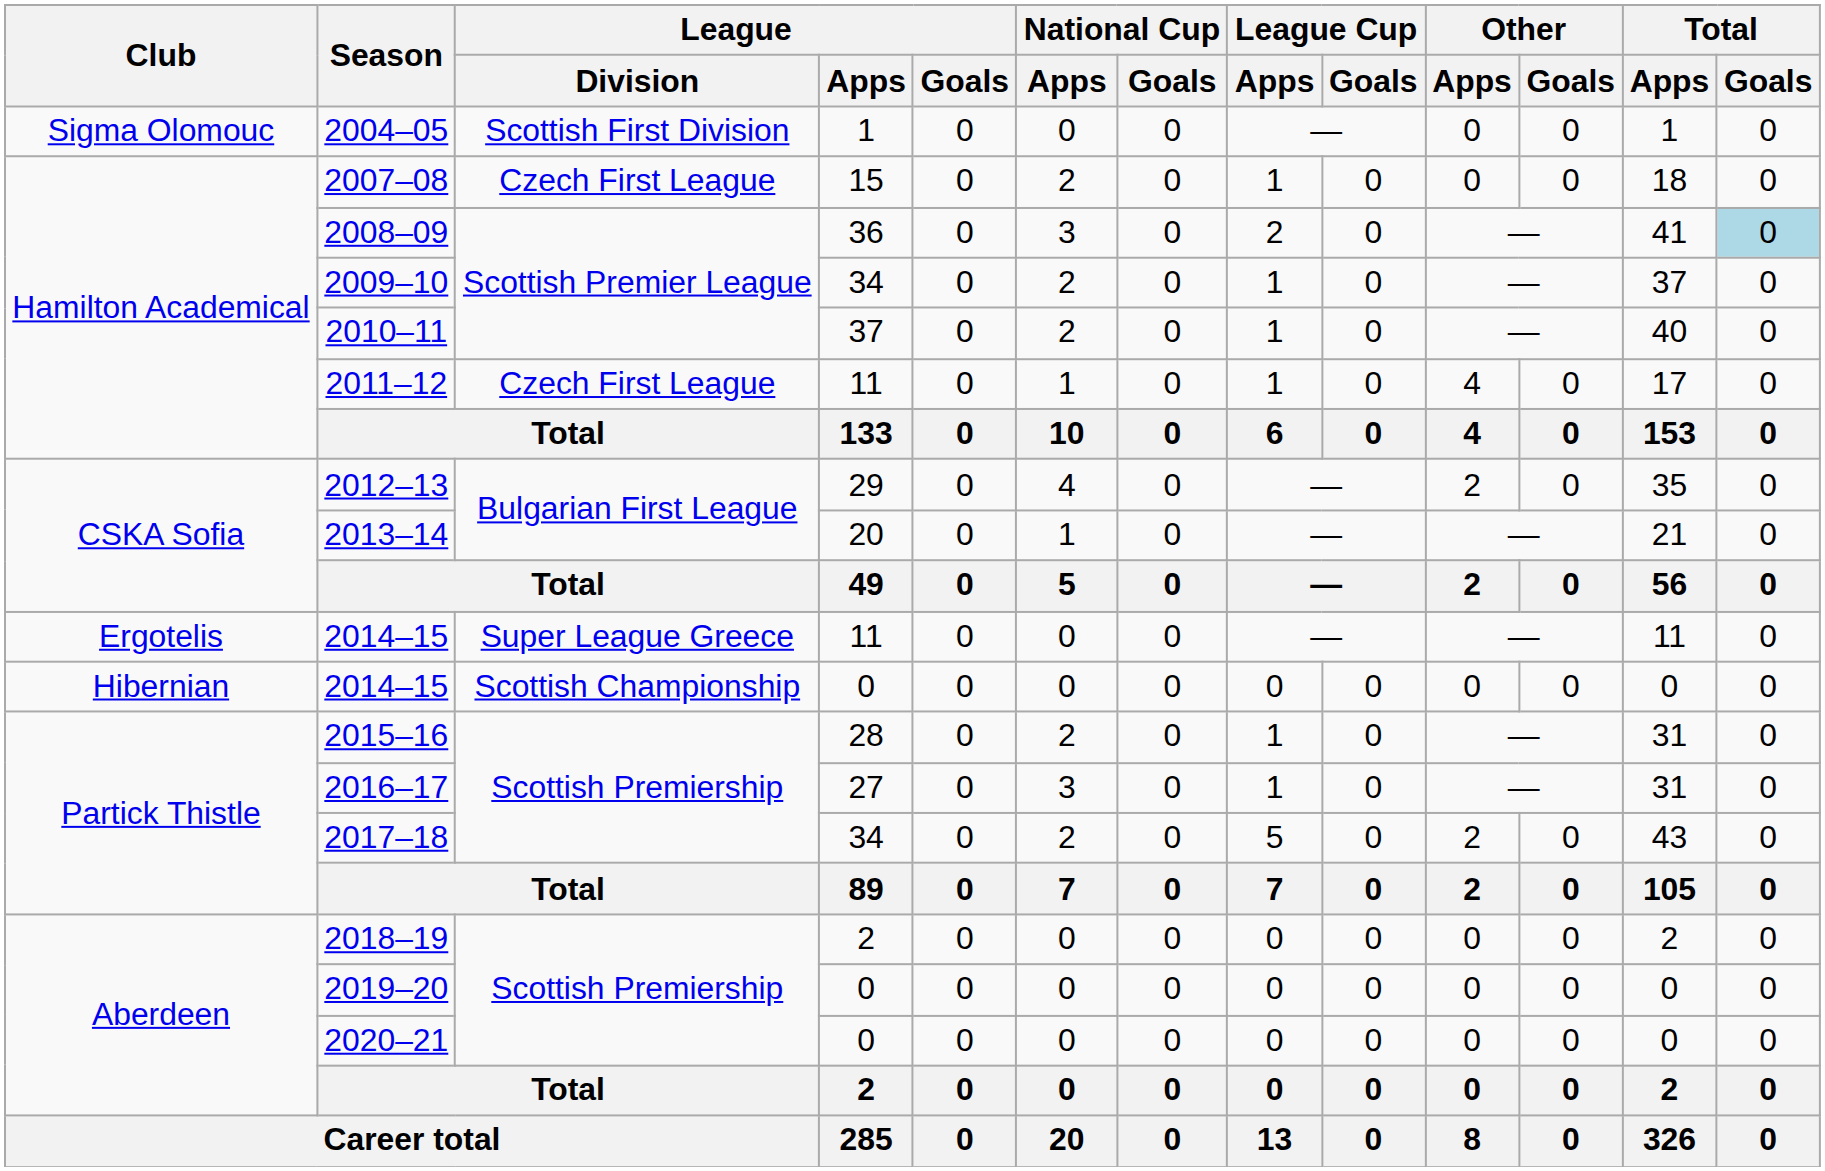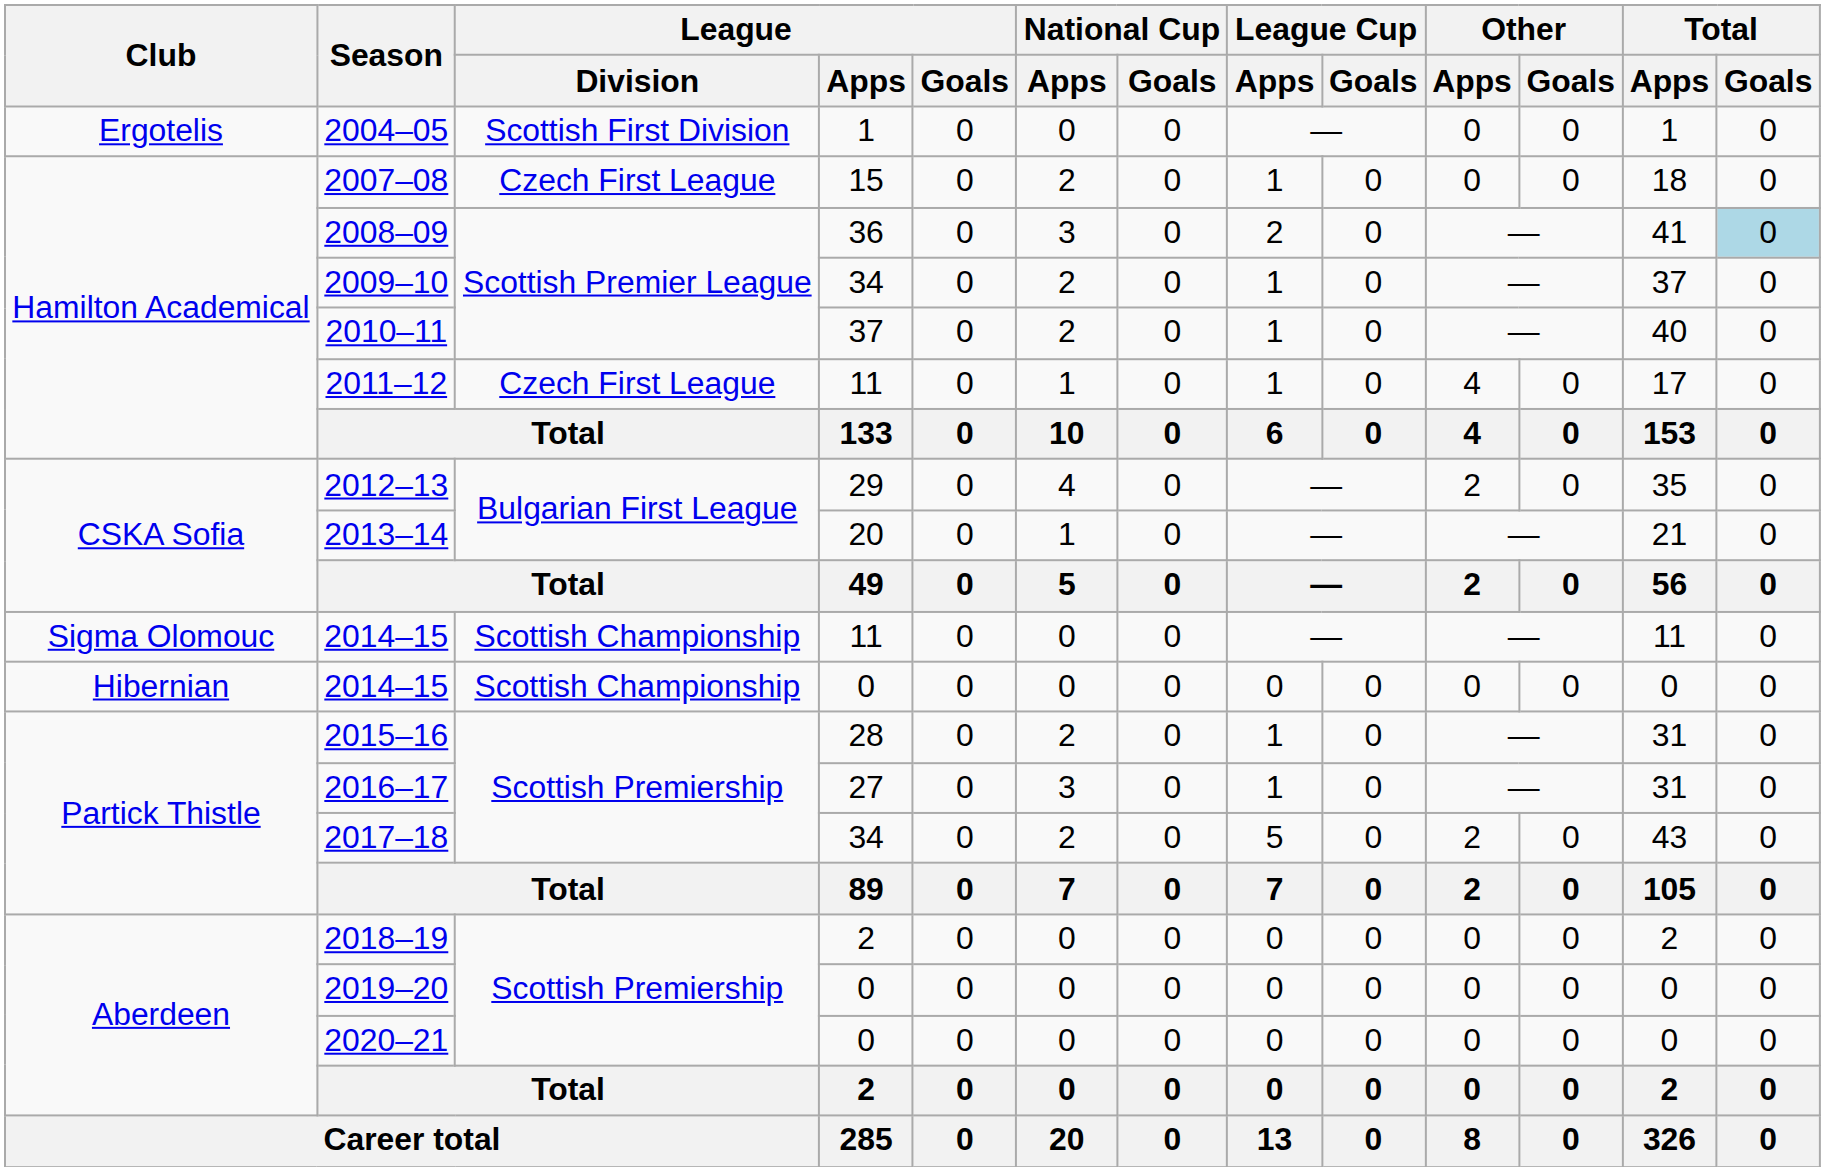(161, 130) Sigma Olomouc -> (161, 130) Ergotelis
(161, 635) Ergotelis -> (161, 635) Sigma Olomouc
(637, 635) Super League Greece -> (637, 635) Scottish Championship
